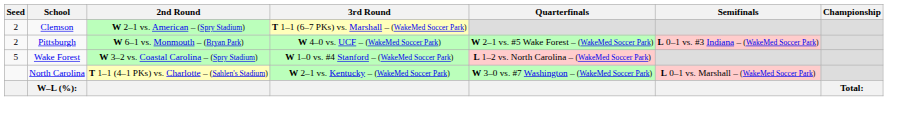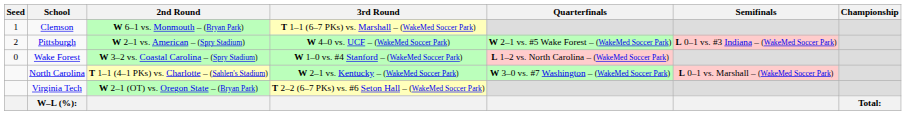(16, 27) 2 -> (16, 27) 1
(178, 27) W 2–1 vs. American – (Spry Stadium) -> (178, 27) W 6–1 vs. Monmouth – (Bryan Park)
(178, 42) W 6–1 vs. Monmouth – (Bryan Park) -> (178, 42) W 2–1 vs. American – (Spry Stadium)
(16, 58) 5 -> (16, 58) 0
+ row: (57, 88)
